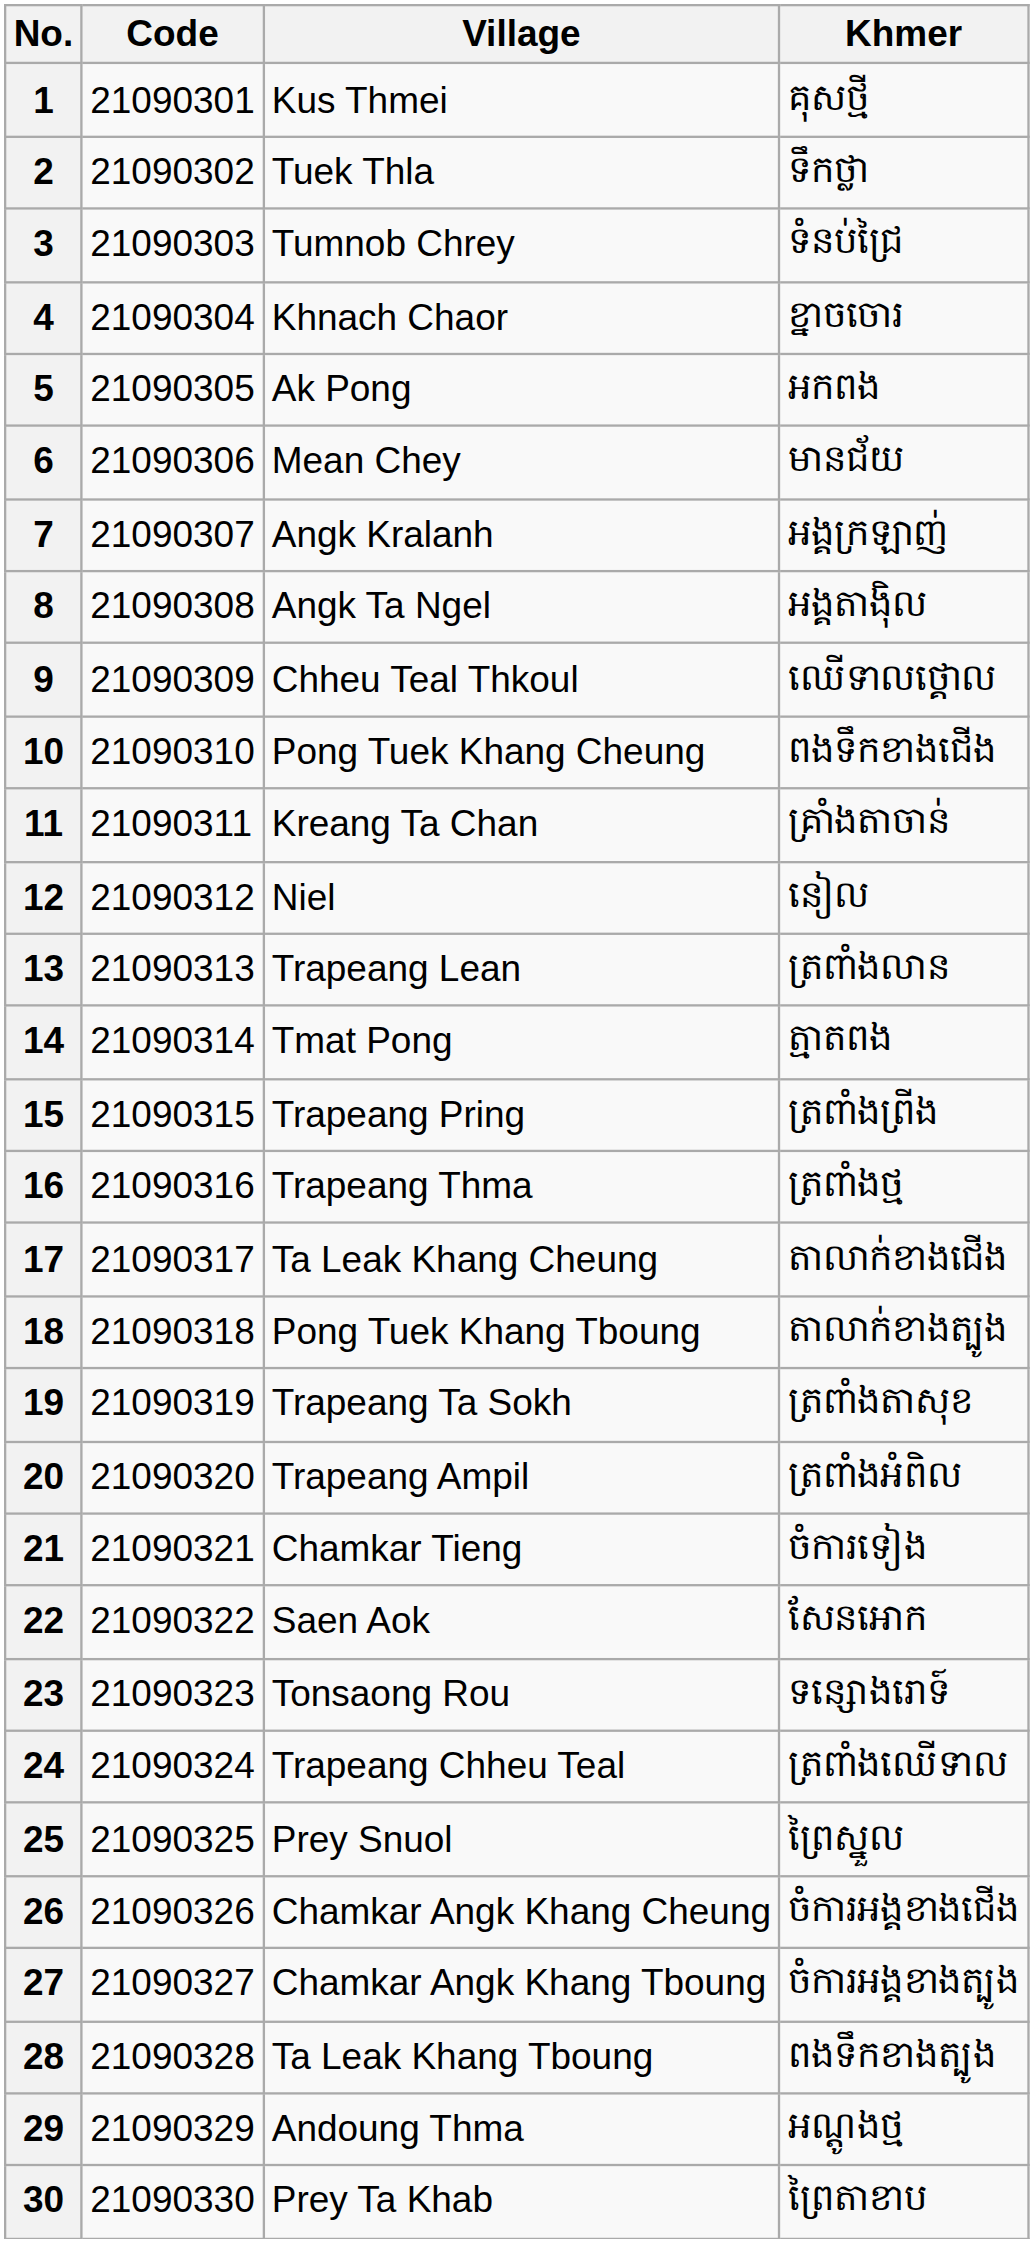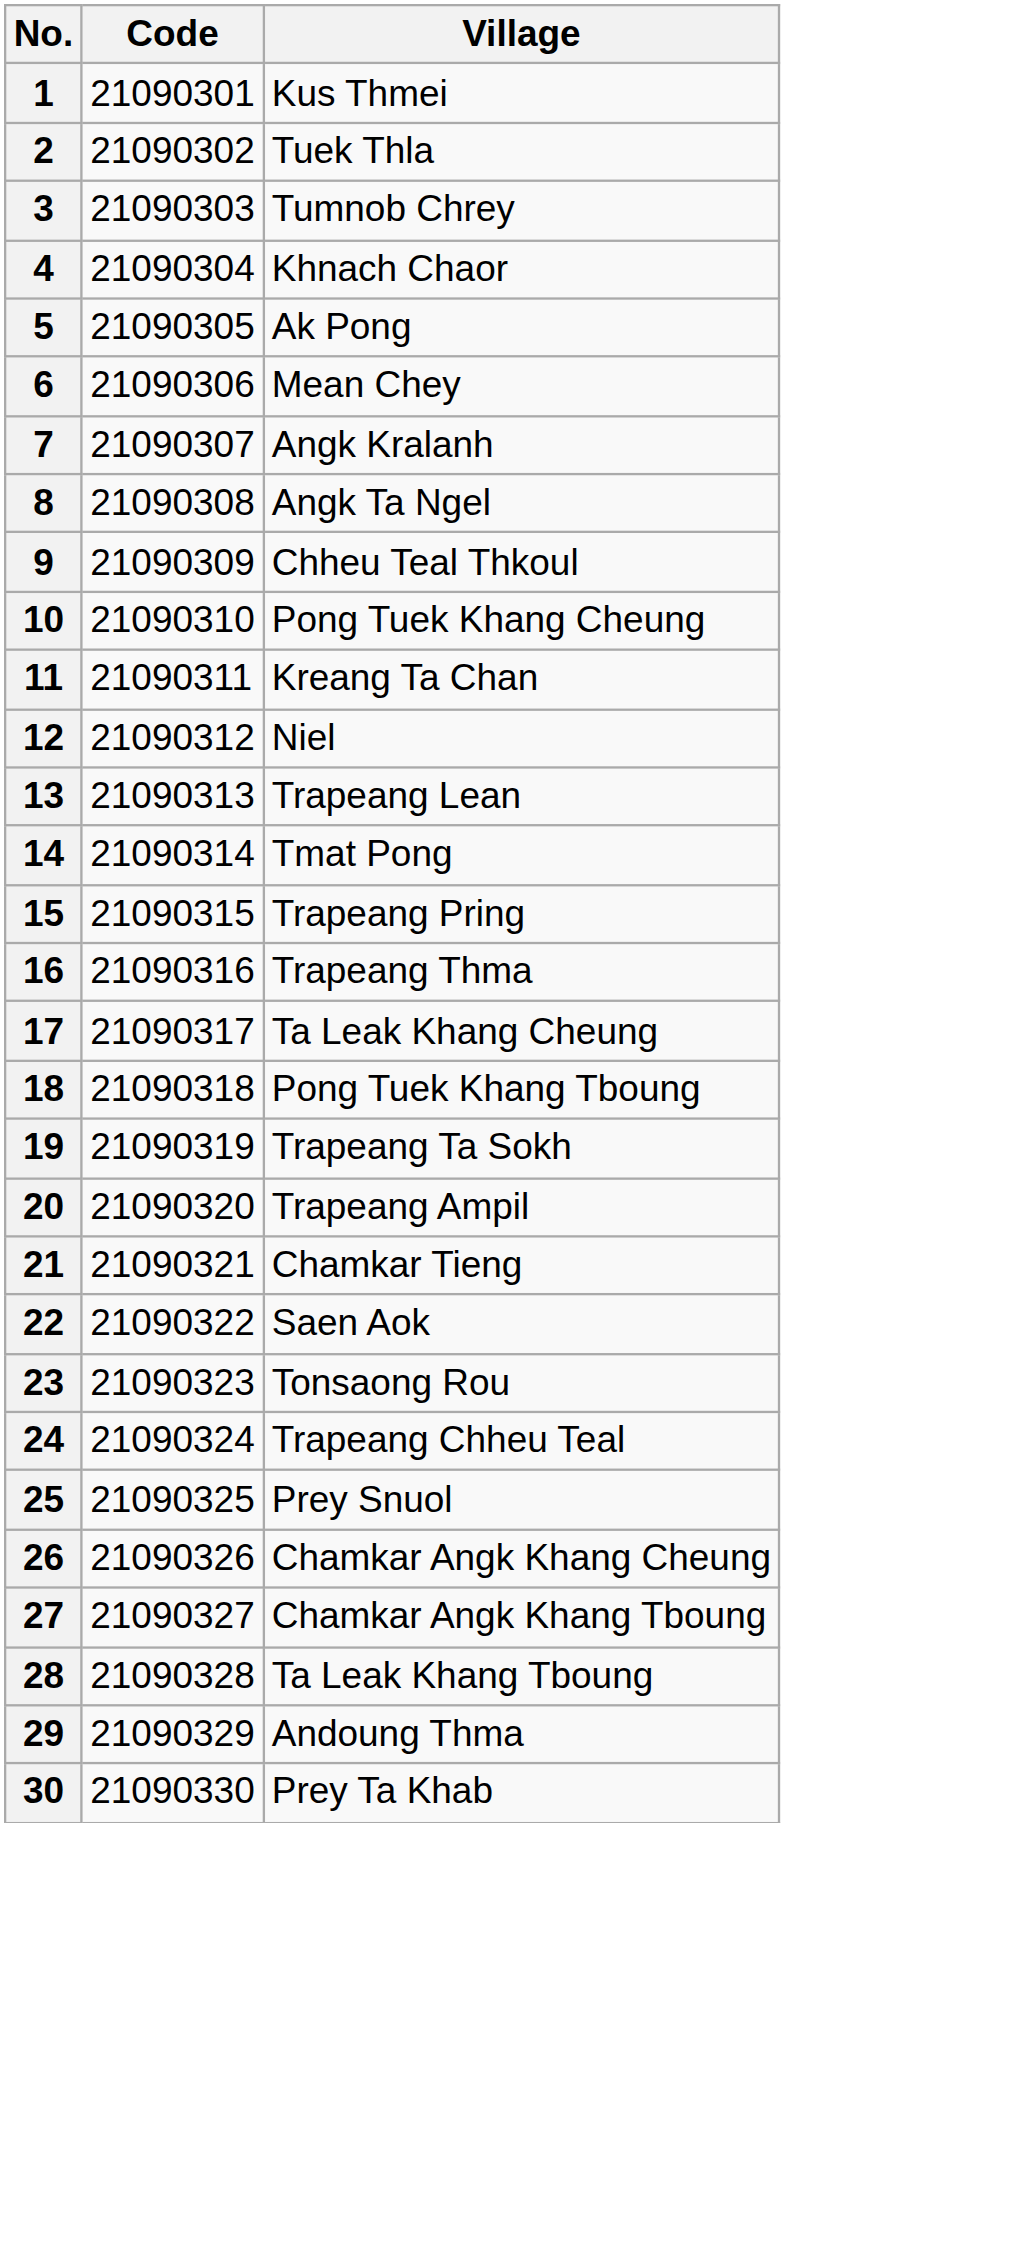- column: (904, 33)
